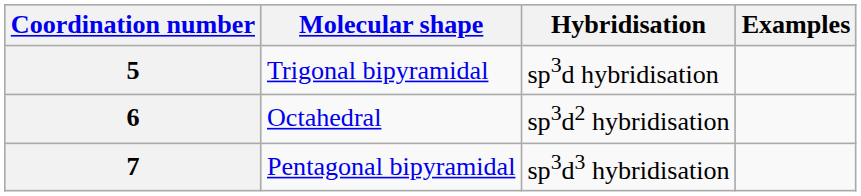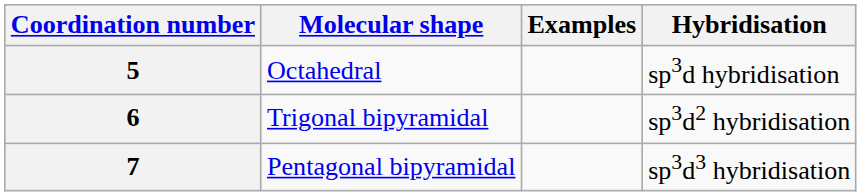columns swapped: (629, 25) <-> (796, 25)
(378, 70) Trigonal bipyramidal -> (324, 70) Octahedral
(324, 118) Octahedral -> (378, 118) Trigonal bipyramidal
